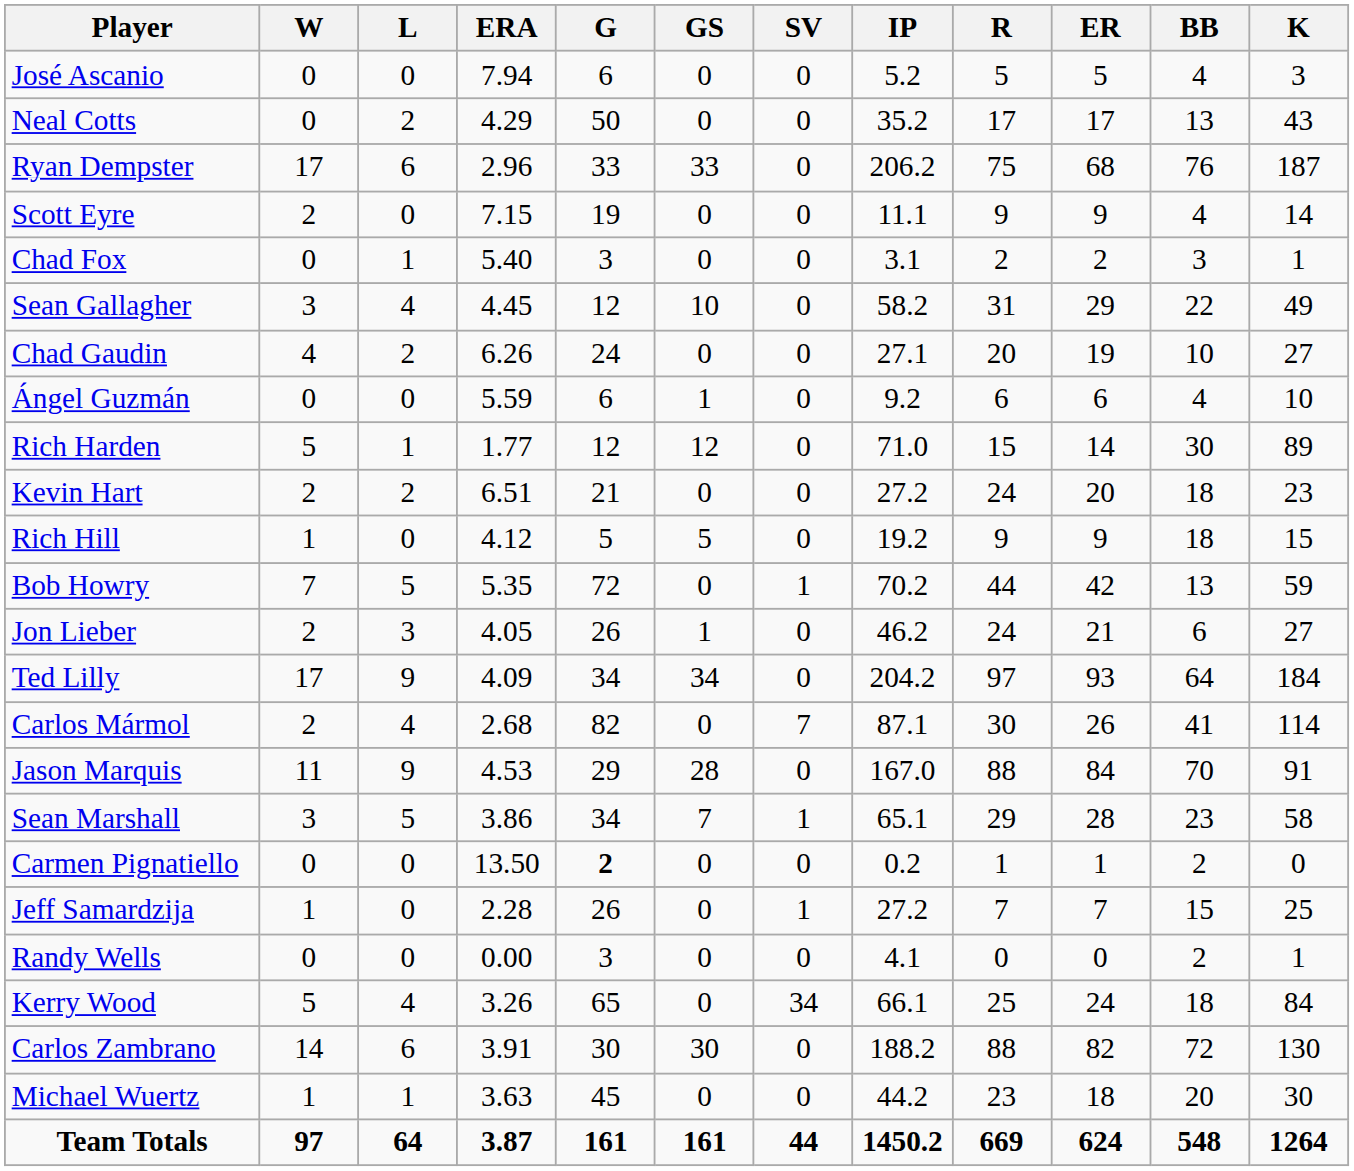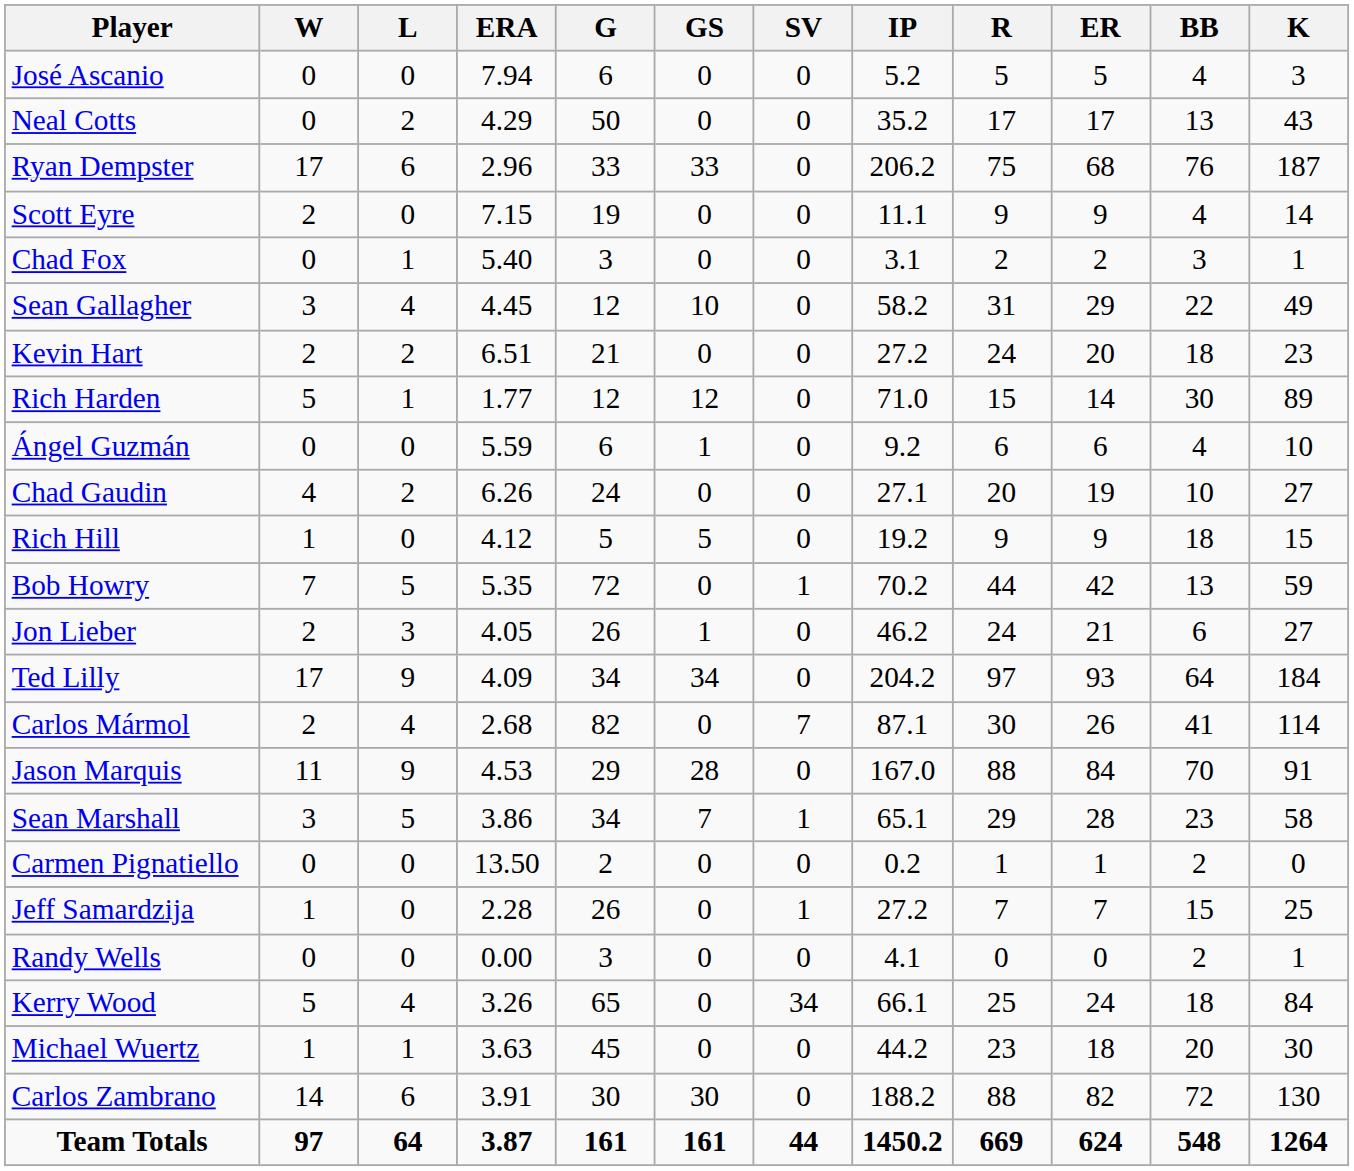rows swapped: (89, 352) <-> (77, 492)
rows swapped: (101, 399) <-> (86, 445)
(606, 863) bold -> (606, 863) normal
rows swapped: (106, 1095) <-> (114, 1049)
